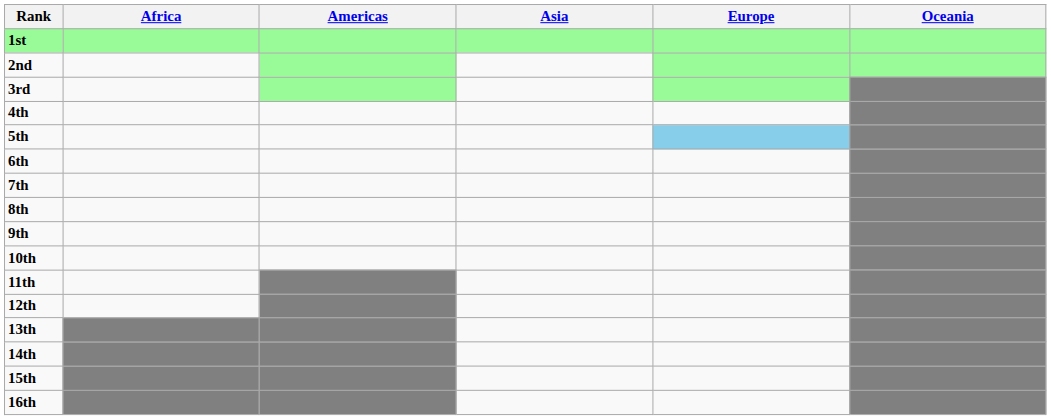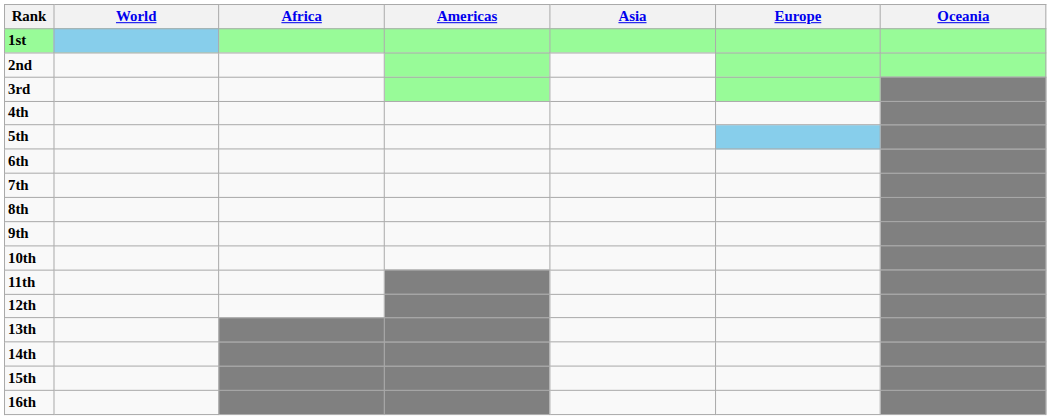+ column: (136, 16)
